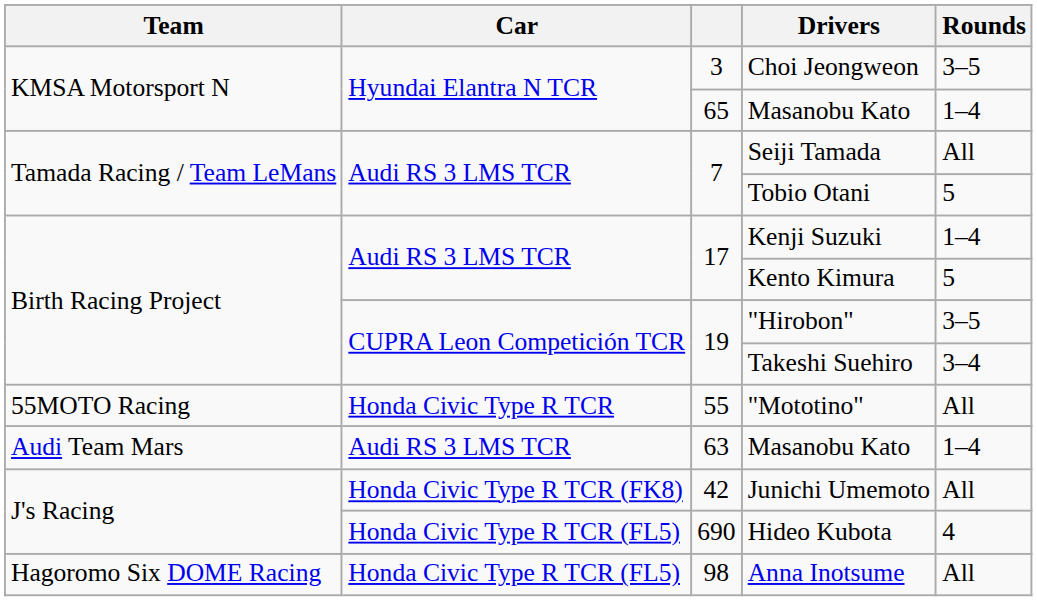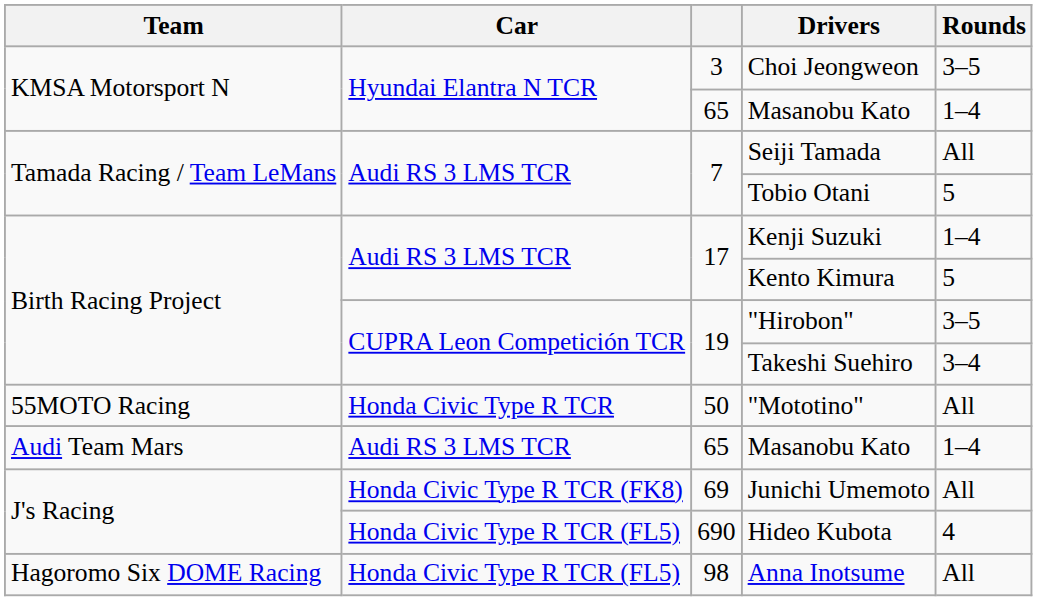(716, 404) 55 -> (716, 404) 50
(716, 447) 63 -> (716, 447) 65
(716, 489) 42 -> (716, 489) 69
